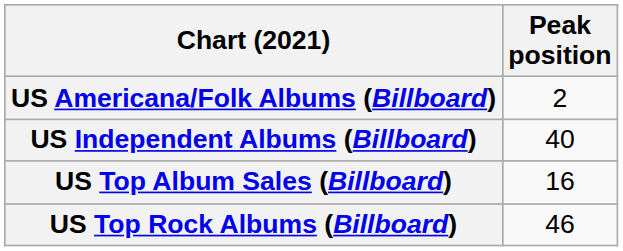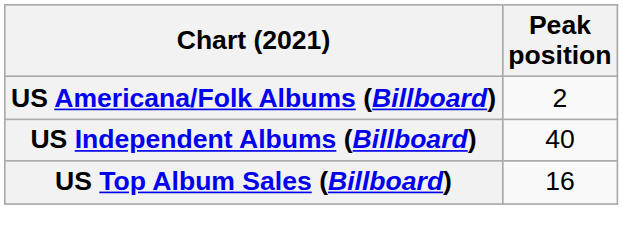- row: (253, 223)
